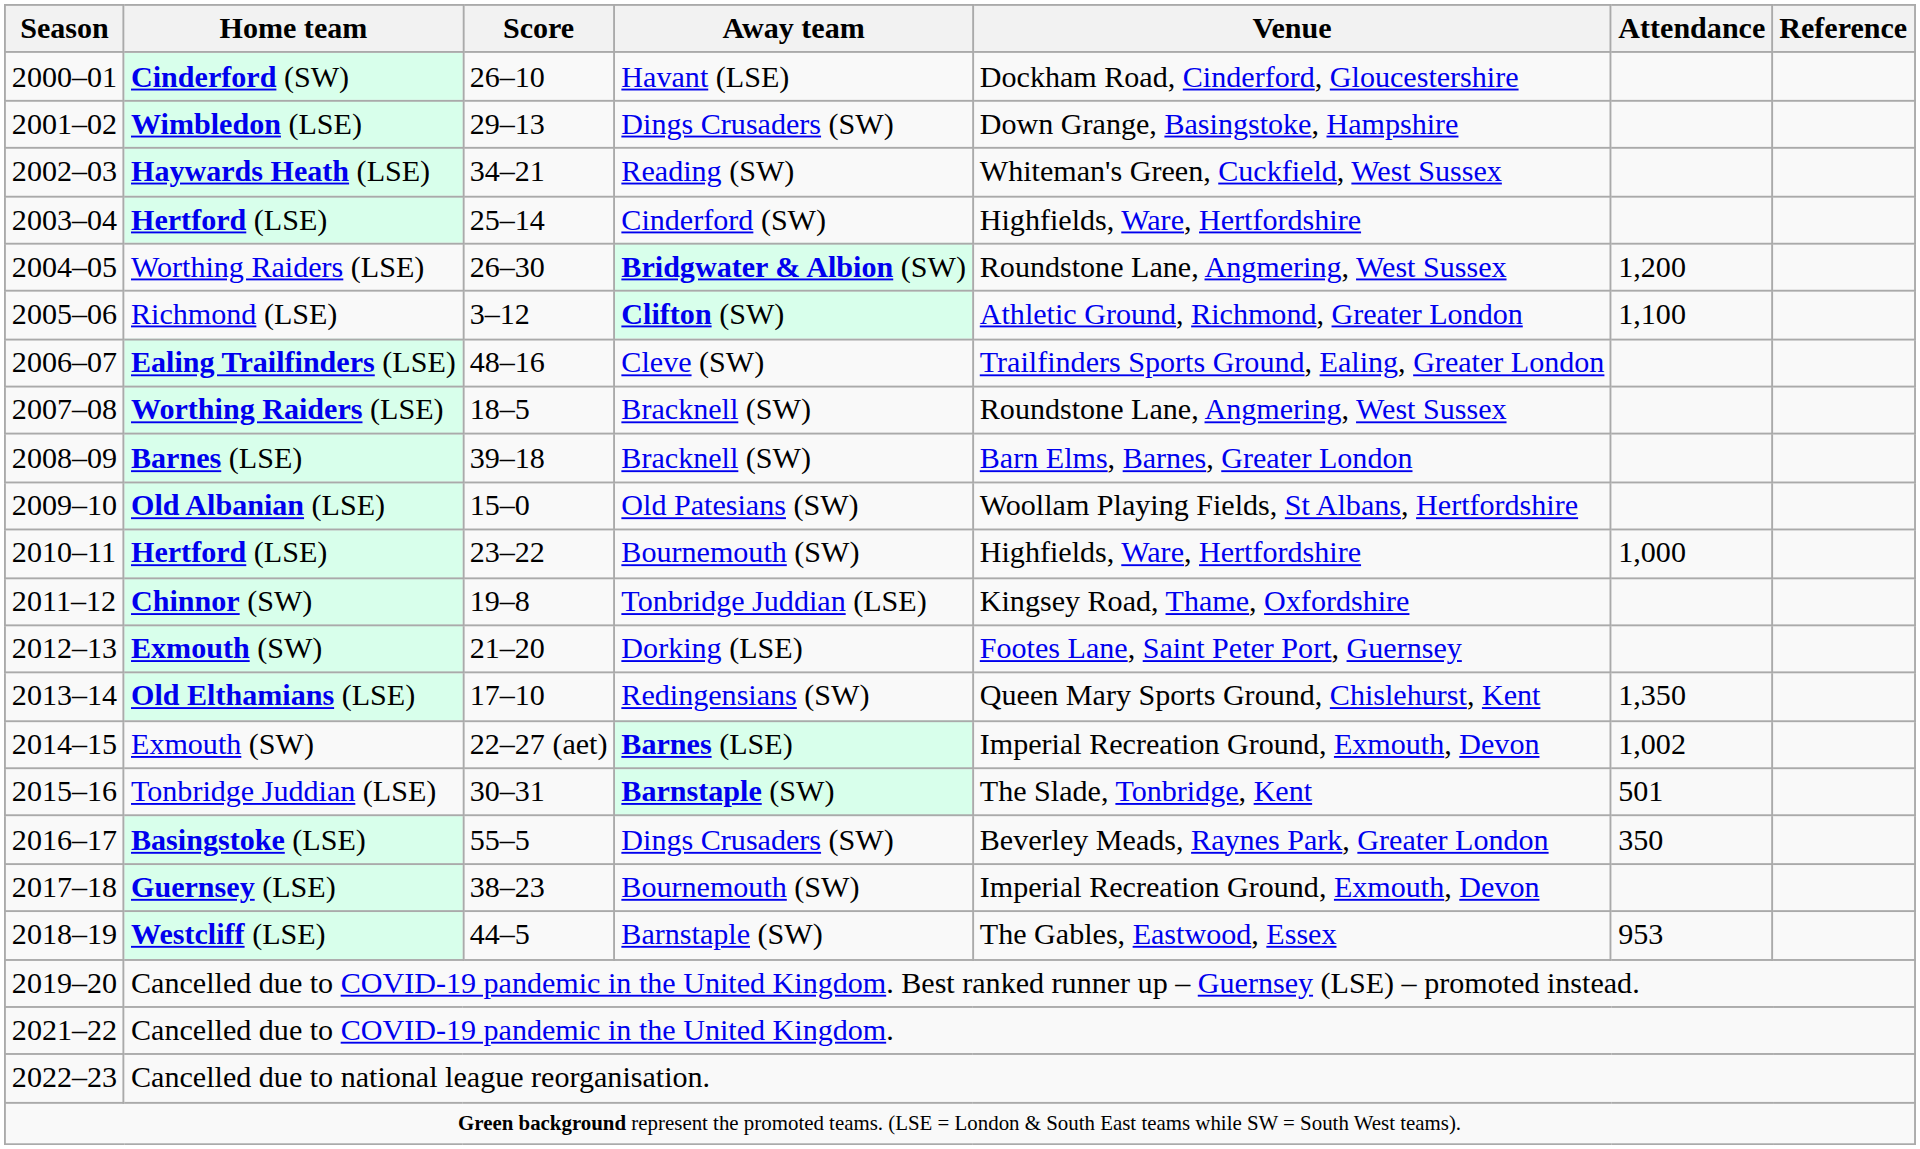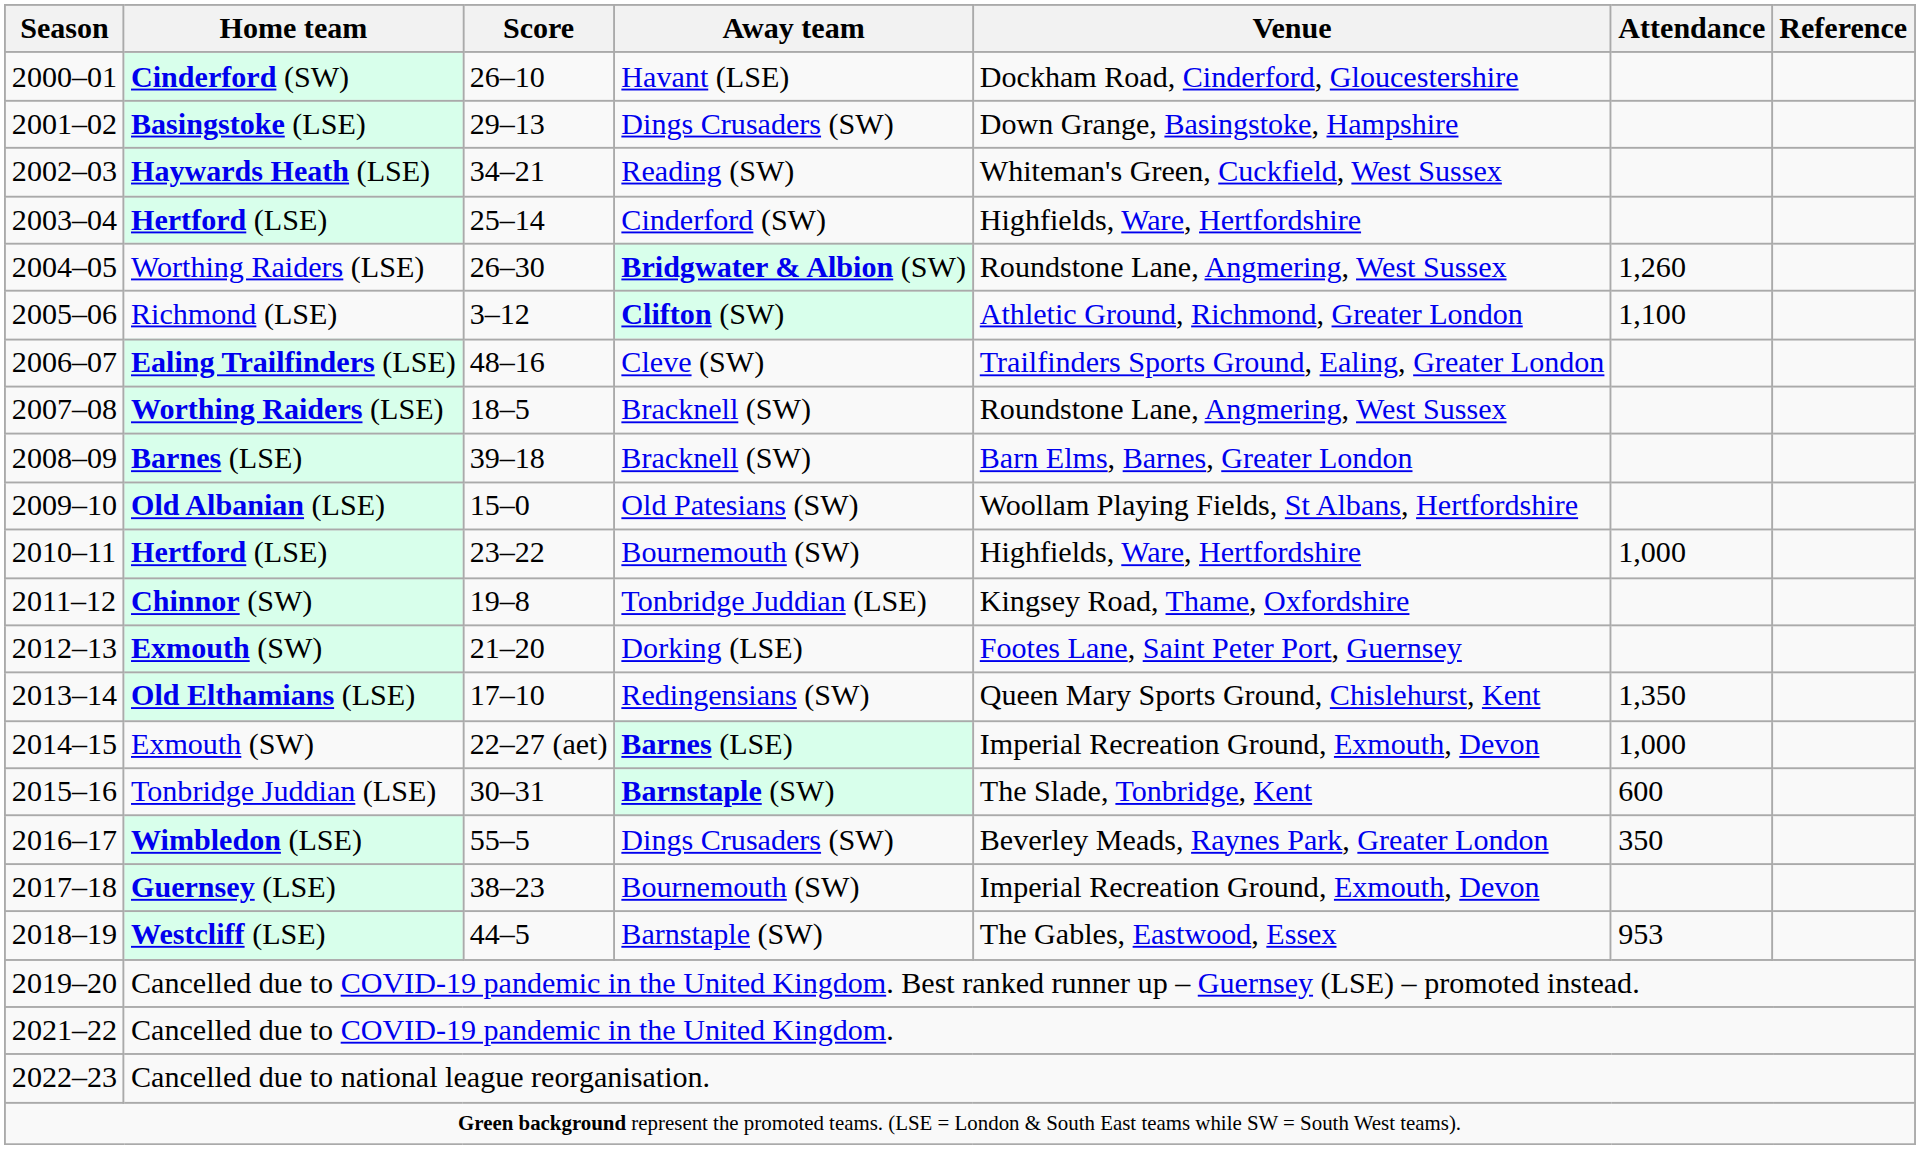(246, 123) Wimbledon (LSE) -> (248, 123) Basingstoke (LSE)
(1652, 266) 1,200 -> (1652, 266) 1,260
(1652, 743) 1,002 -> (1652, 743) 1,000
(1641, 791) 501 -> (1641, 791) 600
(248, 839) Basingstoke (LSE) -> (246, 839) Wimbledon (LSE)
